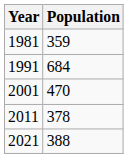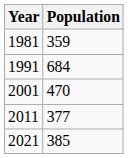(58, 116) 378 -> (58, 116) 377
(58, 141) 388 -> (58, 141) 385
